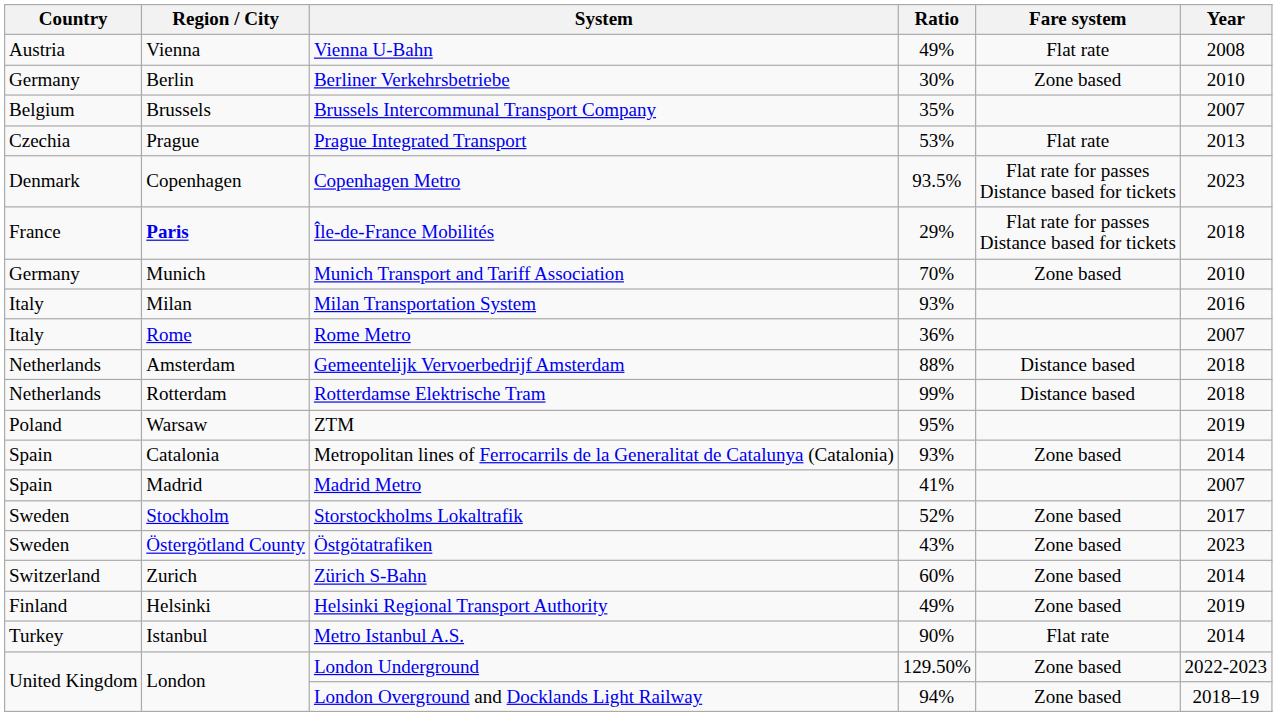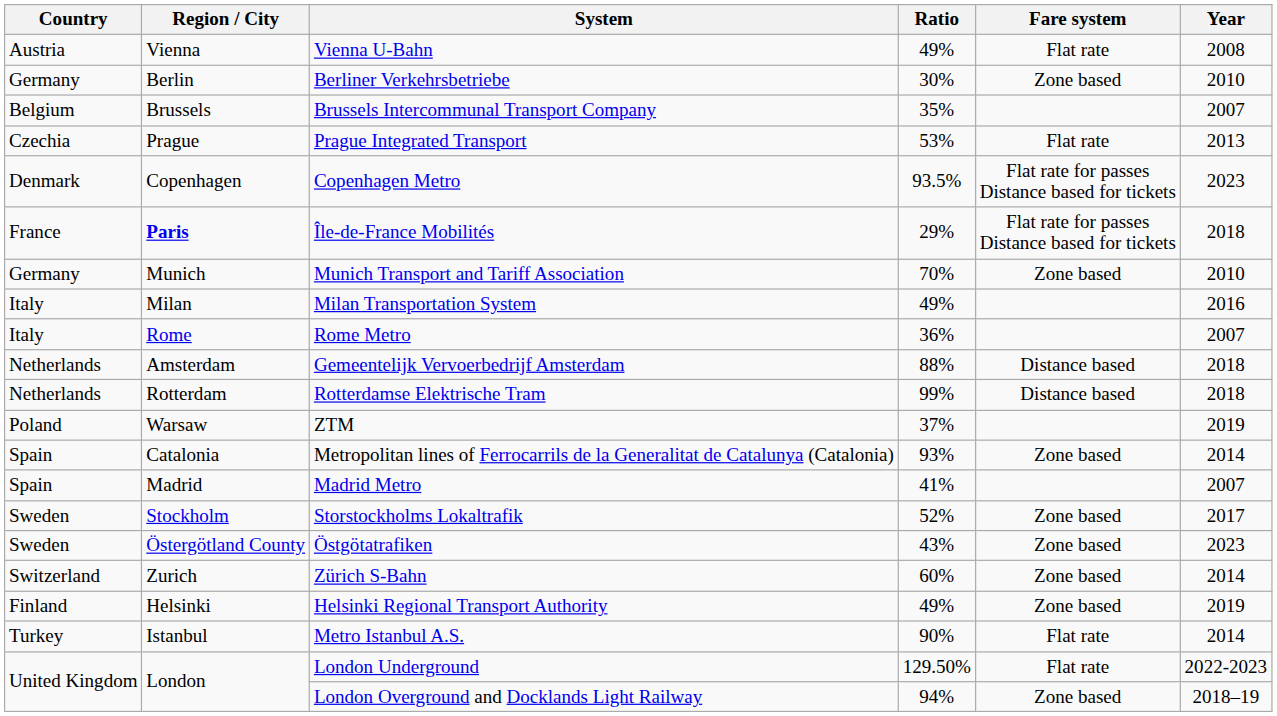(937, 304) 93% -> (937, 304) 49%
(937, 424) 95% -> (937, 424) 37%
(1078, 666) Zone based -> (1078, 666) Flat rate
